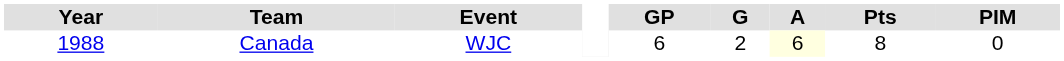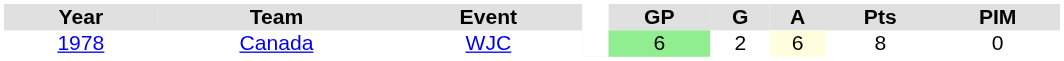(81, 43) 1988 -> (81, 43) 1978
(659, 43) no background -> (659, 43) lightgreen background
